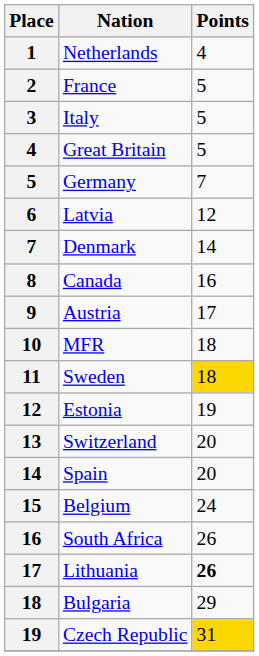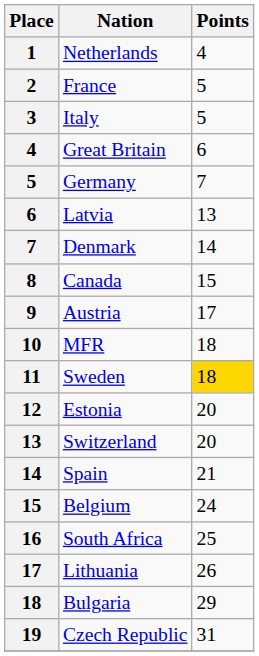(202, 150) 5 -> (202, 150) 6
(206, 214) 12 -> (206, 214) 13
(206, 279) 16 -> (206, 279) 15
(206, 408) 19 -> (206, 408) 20
(206, 473) 20 -> (206, 473) 21
(206, 538) 26 -> (206, 538) 25
(206, 570) bold -> (206, 570) normal
(206, 635) gold background -> (206, 635) no background
